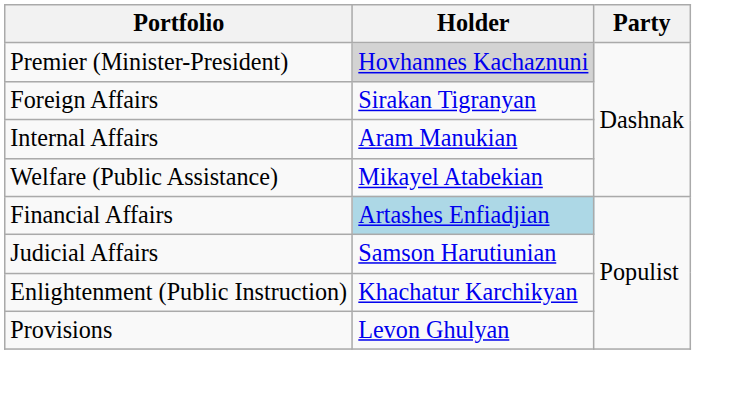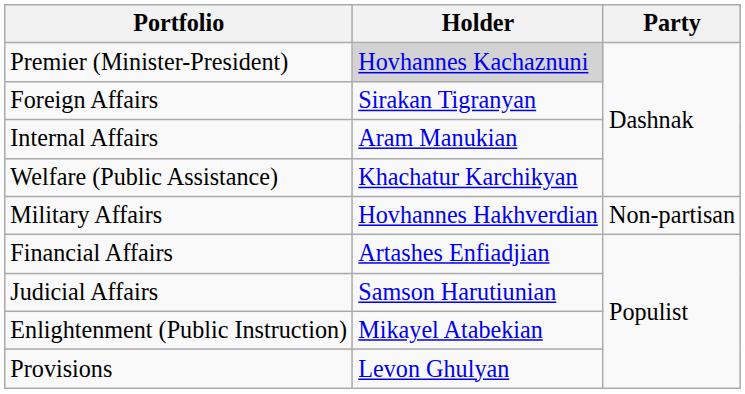(451, 176) Mikayel Atabekian -> (468, 176) Khachatur Karchikyan
+ row: (86, 215)
(454, 215) lightblue background -> (454, 253) no background
(468, 291) Khachatur Karchikyan -> (451, 330) Mikayel Atabekian
